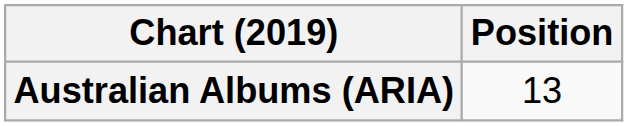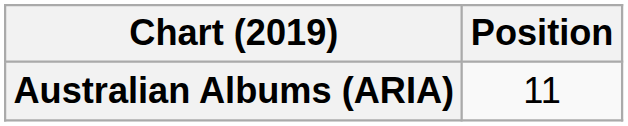(542, 90) 13 -> (542, 90) 11
